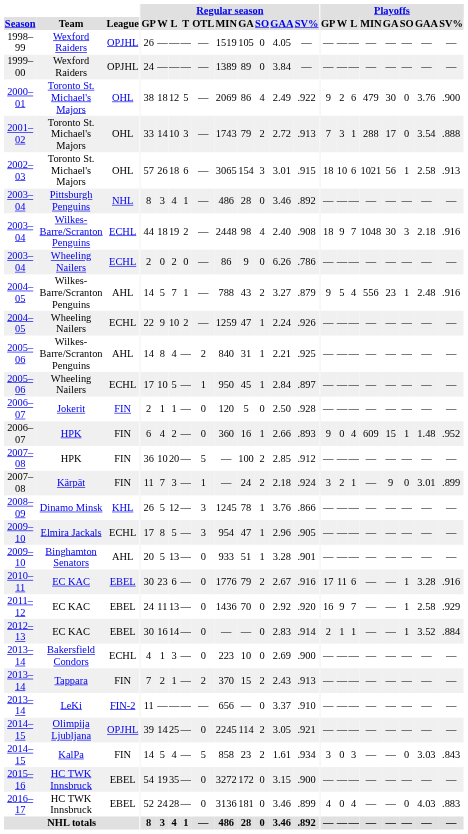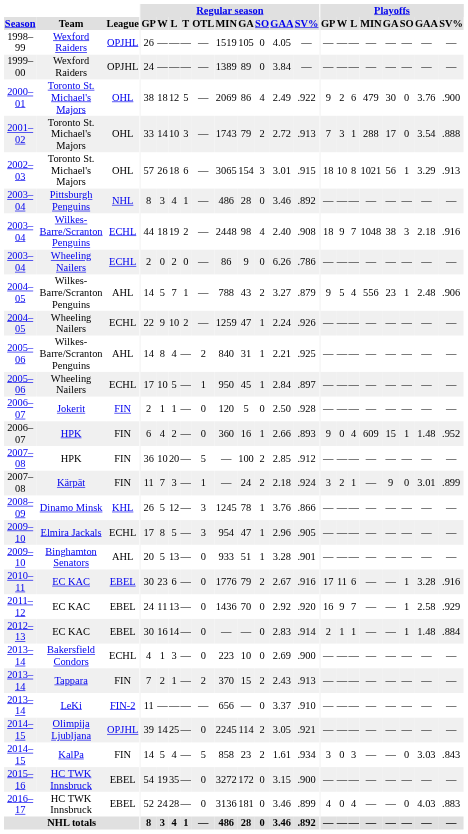(354, 170) 6 -> (354, 170) 8
(426, 170) 2.58 -> (426, 170) 3.29
(391, 231) 30 -> (391, 231) 38
(451, 292) .916 -> (451, 292) .906
(426, 631) 3.52 -> (426, 631) 1.48
